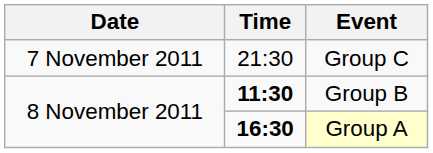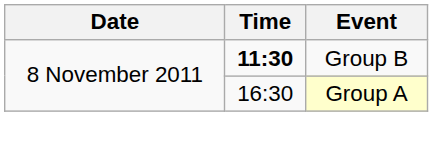- row: (367, 57)
(265, 128) bold -> (265, 93) normal
